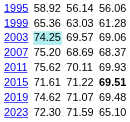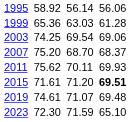(47, 38) paleturquoise background -> (47, 38) no background
(80, 38) 69.57 -> (80, 38) 69.54
(80, 53) 68.69 -> (80, 53) 68.70
(80, 83) 71.22 -> (80, 83) 71.20
(47, 98) 74.62 -> (47, 98) 74.61
